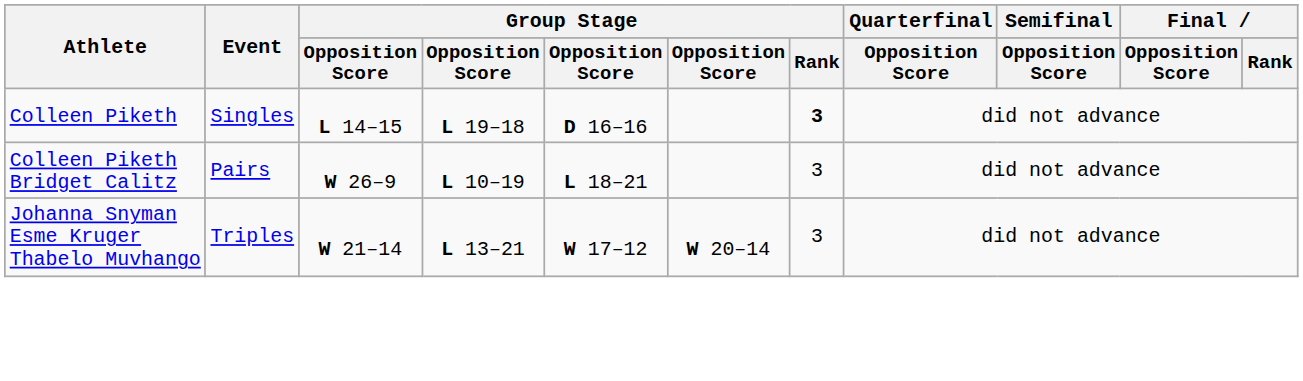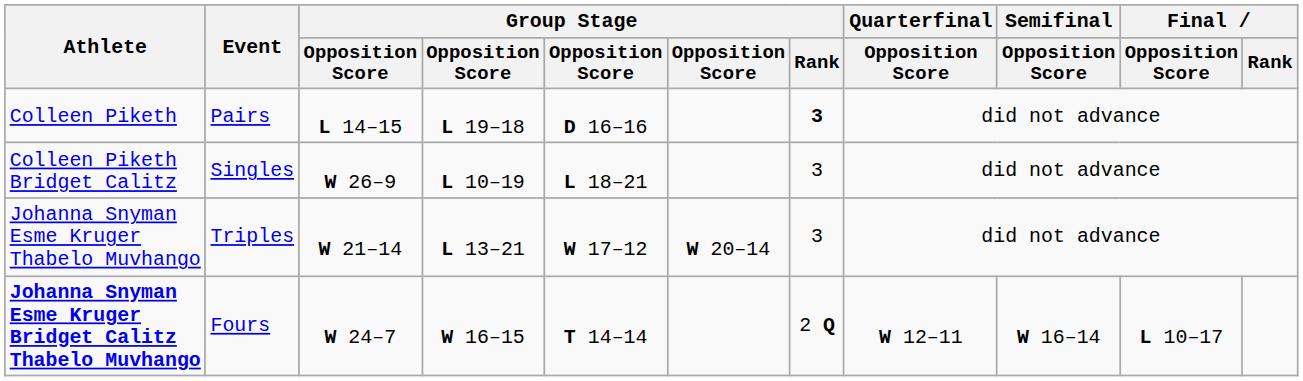(252, 116) Singles -> (240, 116) Pairs
(240, 171) Pairs -> (252, 171) Singles
+ row: (105, 326)
